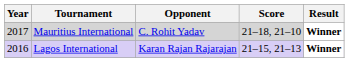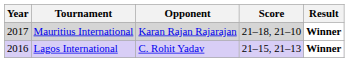(171, 31) C. Rohit Yadav -> (188, 31) Karan Rajan Rajarajan
(188, 49) Karan Rajan Rajarajan -> (171, 49) C. Rohit Yadav
